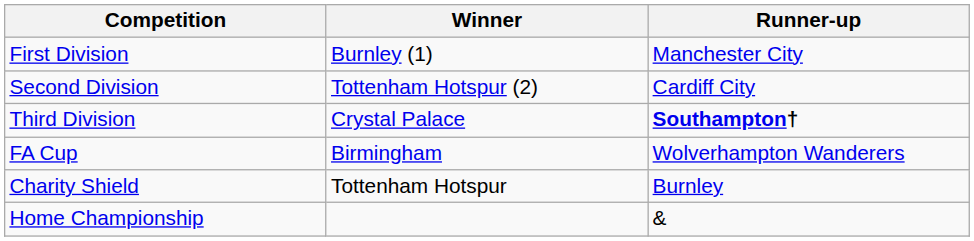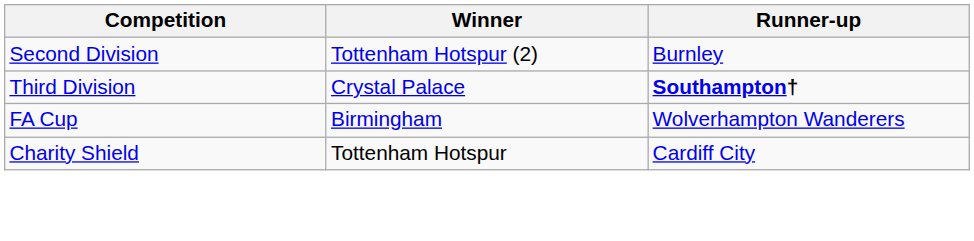- row: (69, 53)
(704, 86) Cardiff City -> (688, 53) Burnley
(688, 185) Burnley -> (704, 152) Cardiff City
- row: (107, 218)
